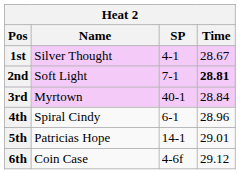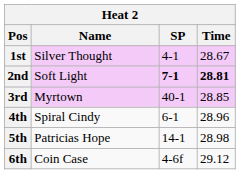(170, 76) normal -> (170, 76) bold
(215, 96) 28.84 -> (215, 96) 28.85
(215, 138) 29.01 -> (215, 138) 28.98
